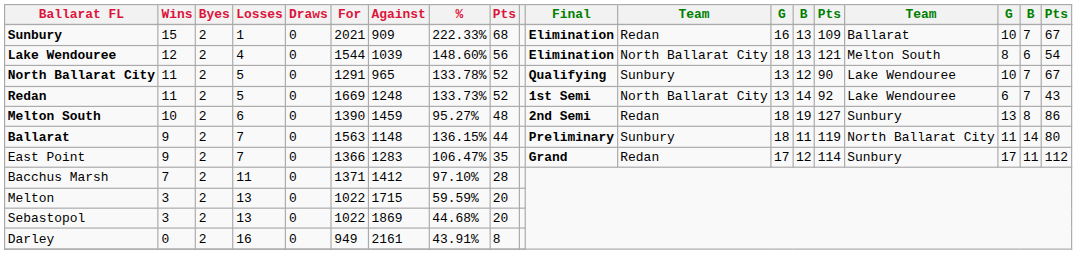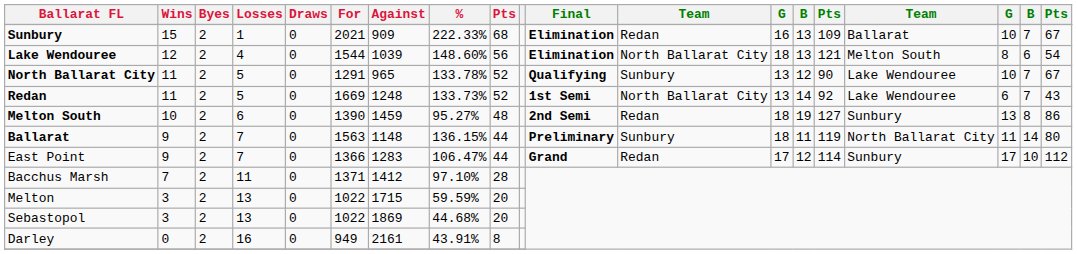(501, 157) 35 -> (501, 157) 44
(1031, 157) 11 -> (1031, 157) 10
